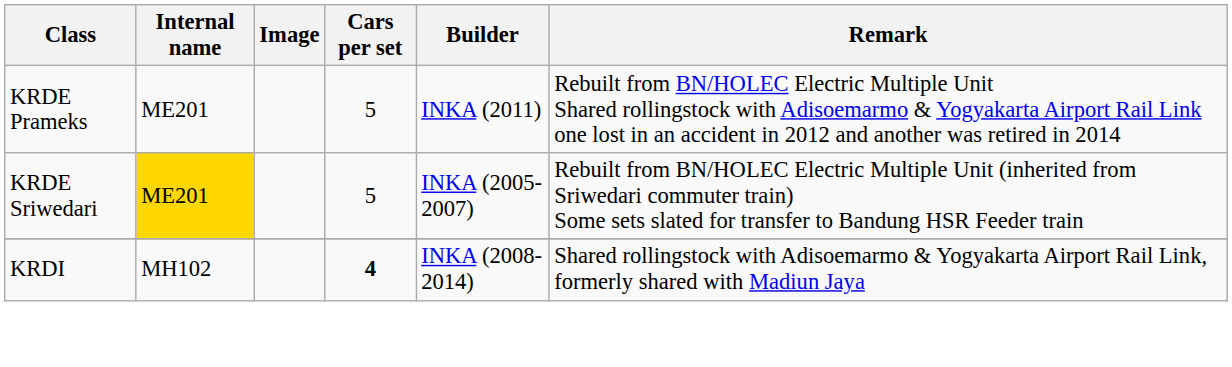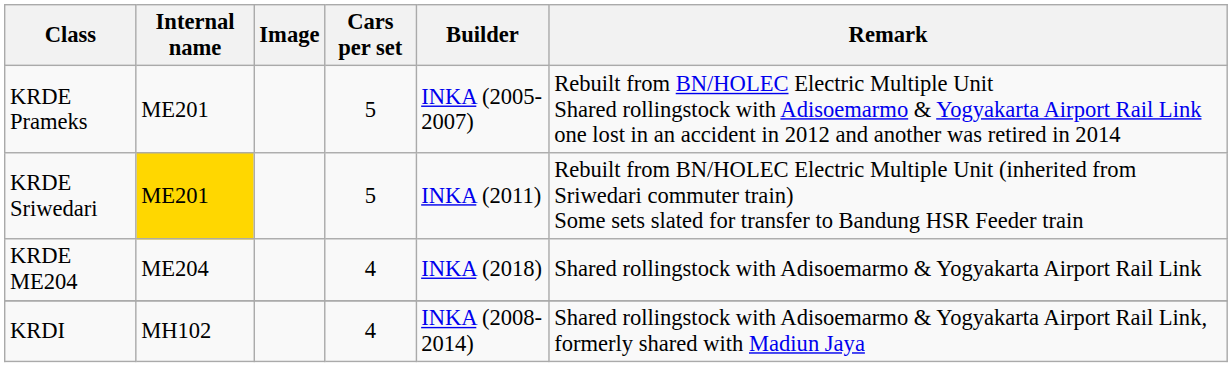(481, 108) INKA (2011) -> (482, 108) INKA (2005-2007)
(482, 195) INKA (2005-2007) -> (481, 195) INKA (2011)
+ row: (44, 269)
(370, 269) bold -> (370, 330) normal
